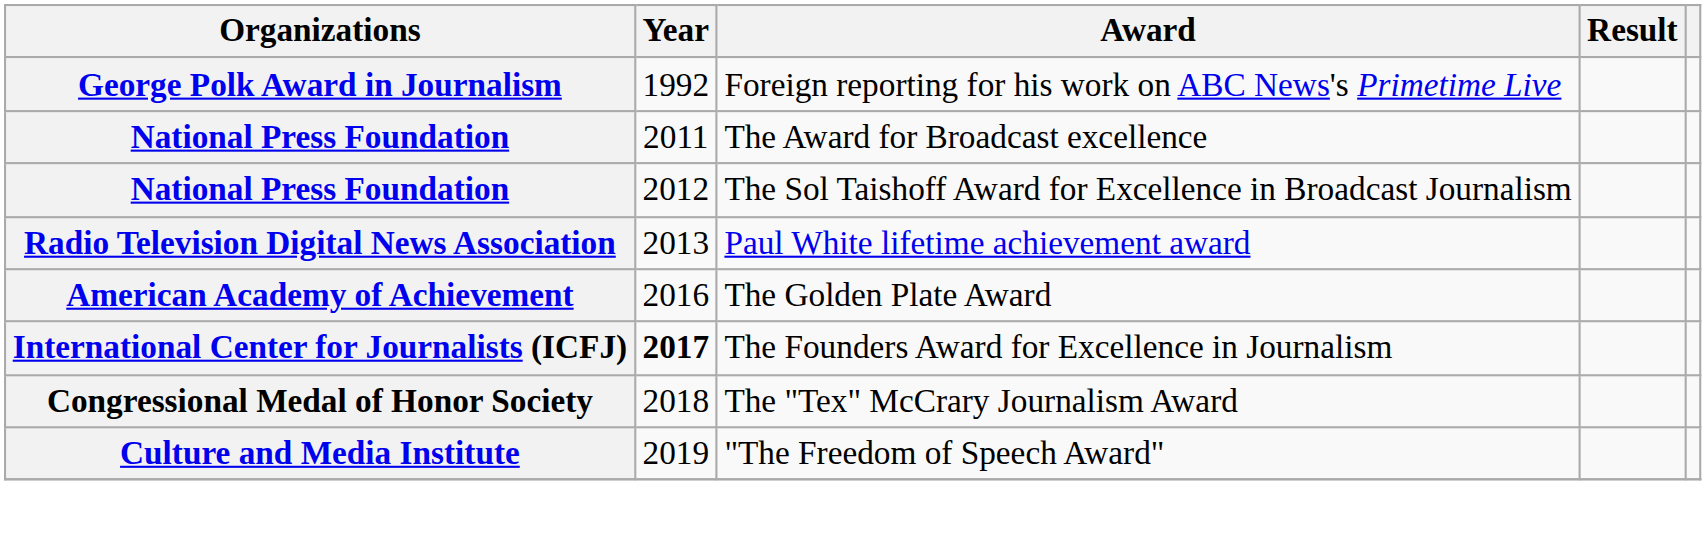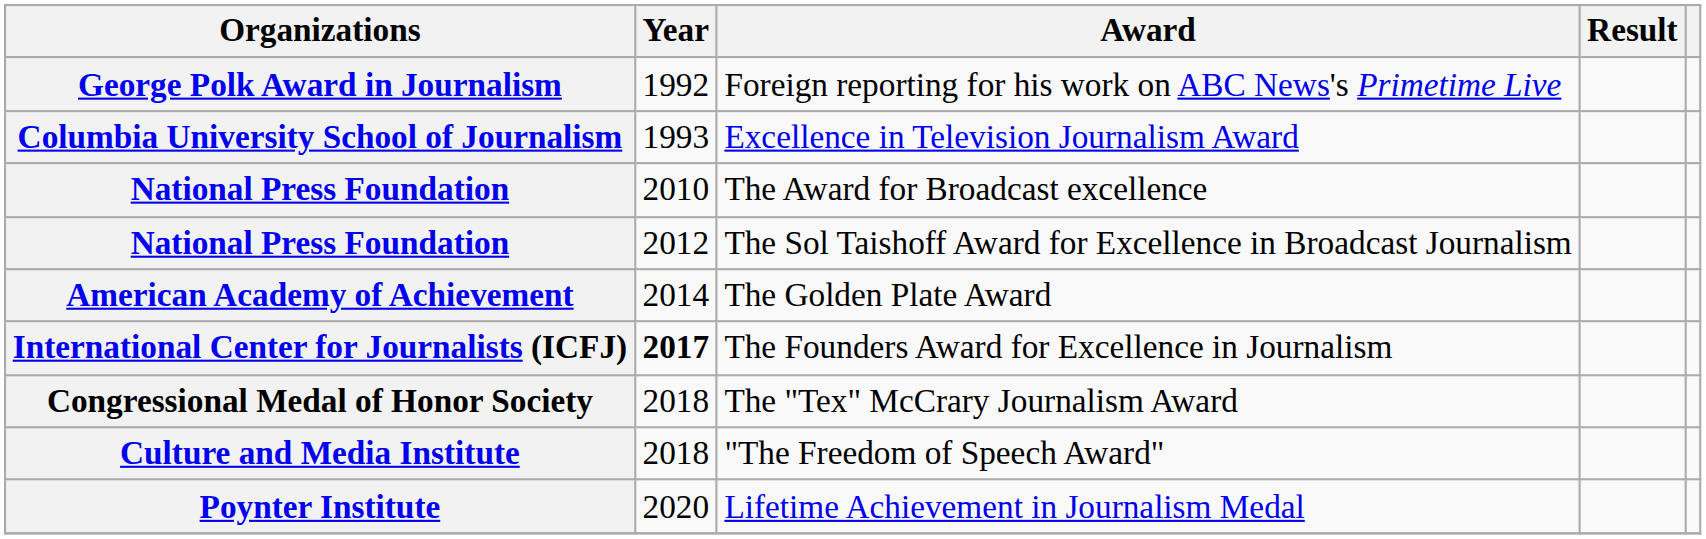+ row: (1012, 136)
(676, 136) 2011 -> (676, 189) 2010
- row: (987, 242)
(676, 294) 2016 -> (676, 294) 2014
(676, 453) 2019 -> (676, 453) 2018
+ row: (1015, 505)
